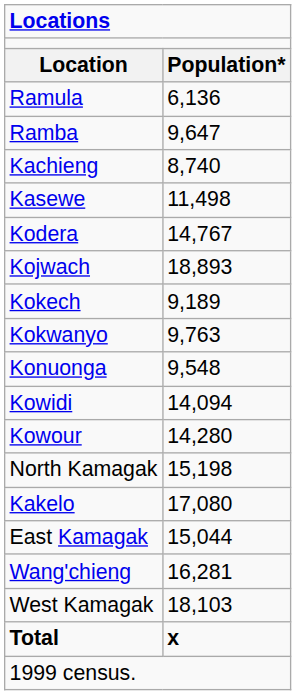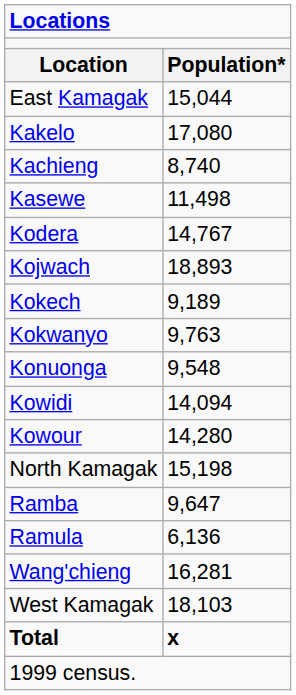rows swapped: (79, 537) <-> (46, 98)
rows swapped: (42, 503) <-> (44, 132)
